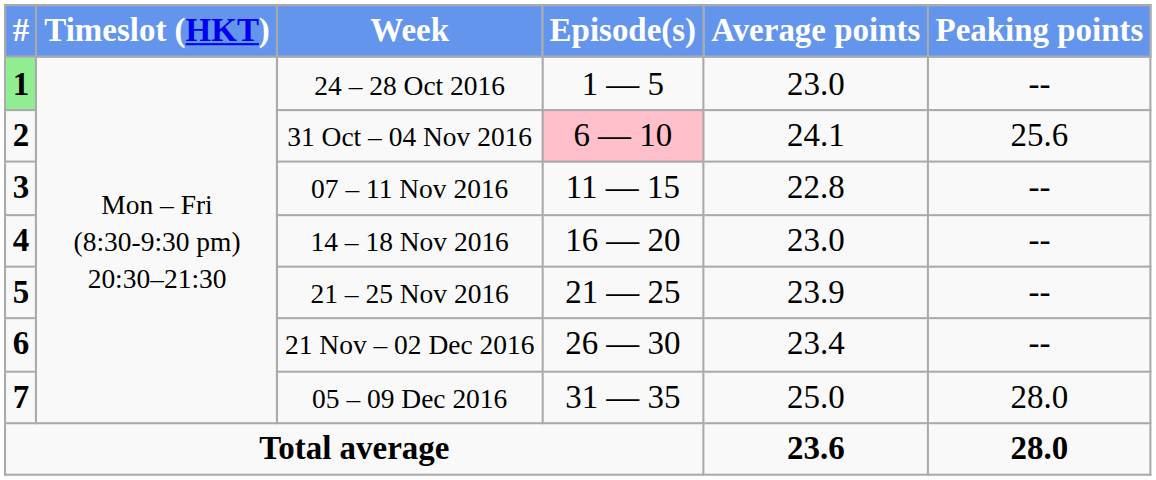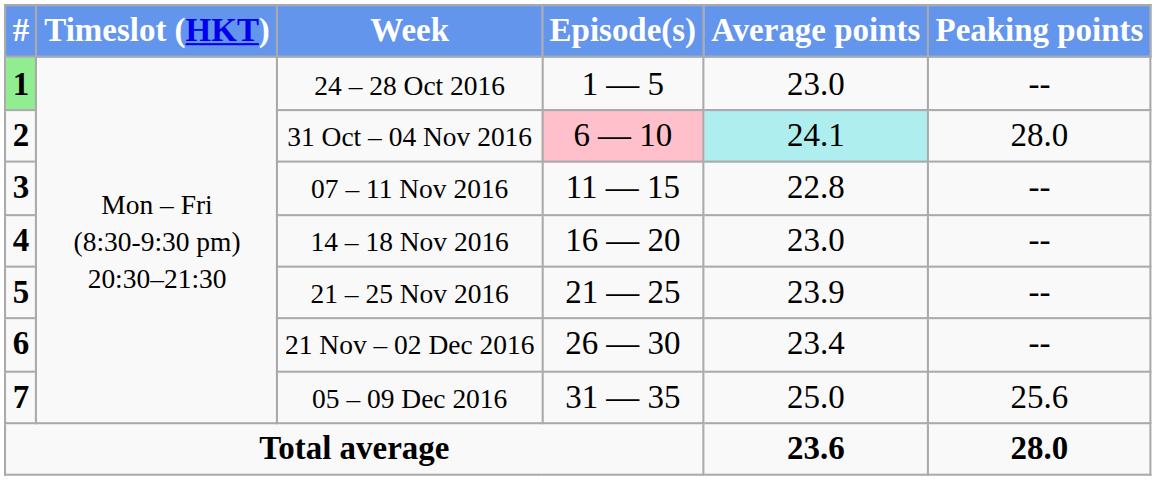(816, 135) no background -> (816, 135) paleturquoise background
(1039, 135) 25.6 -> (1039, 135) 28.0
(1039, 396) 28.0 -> (1039, 396) 25.6
